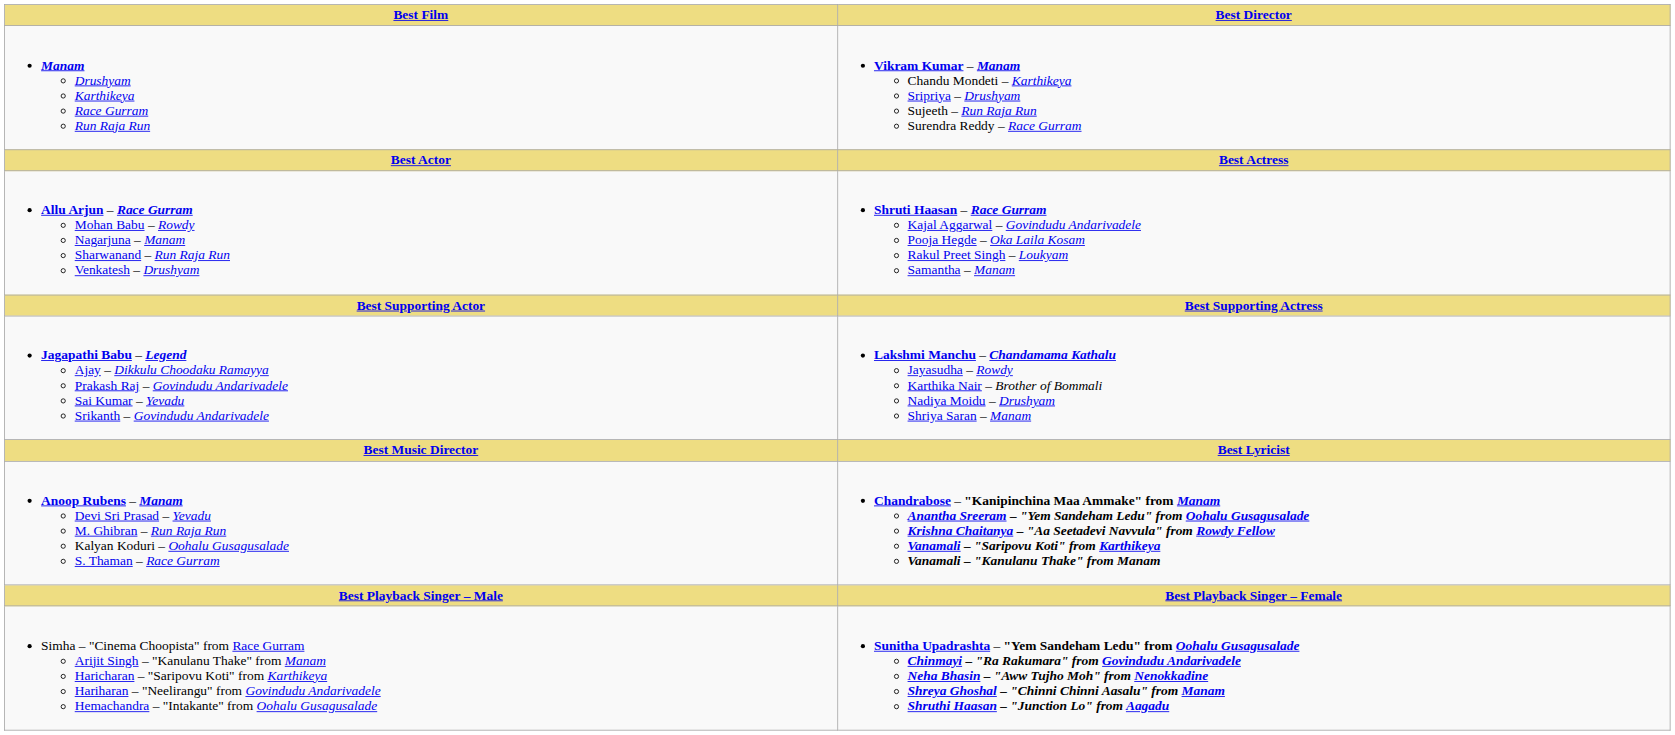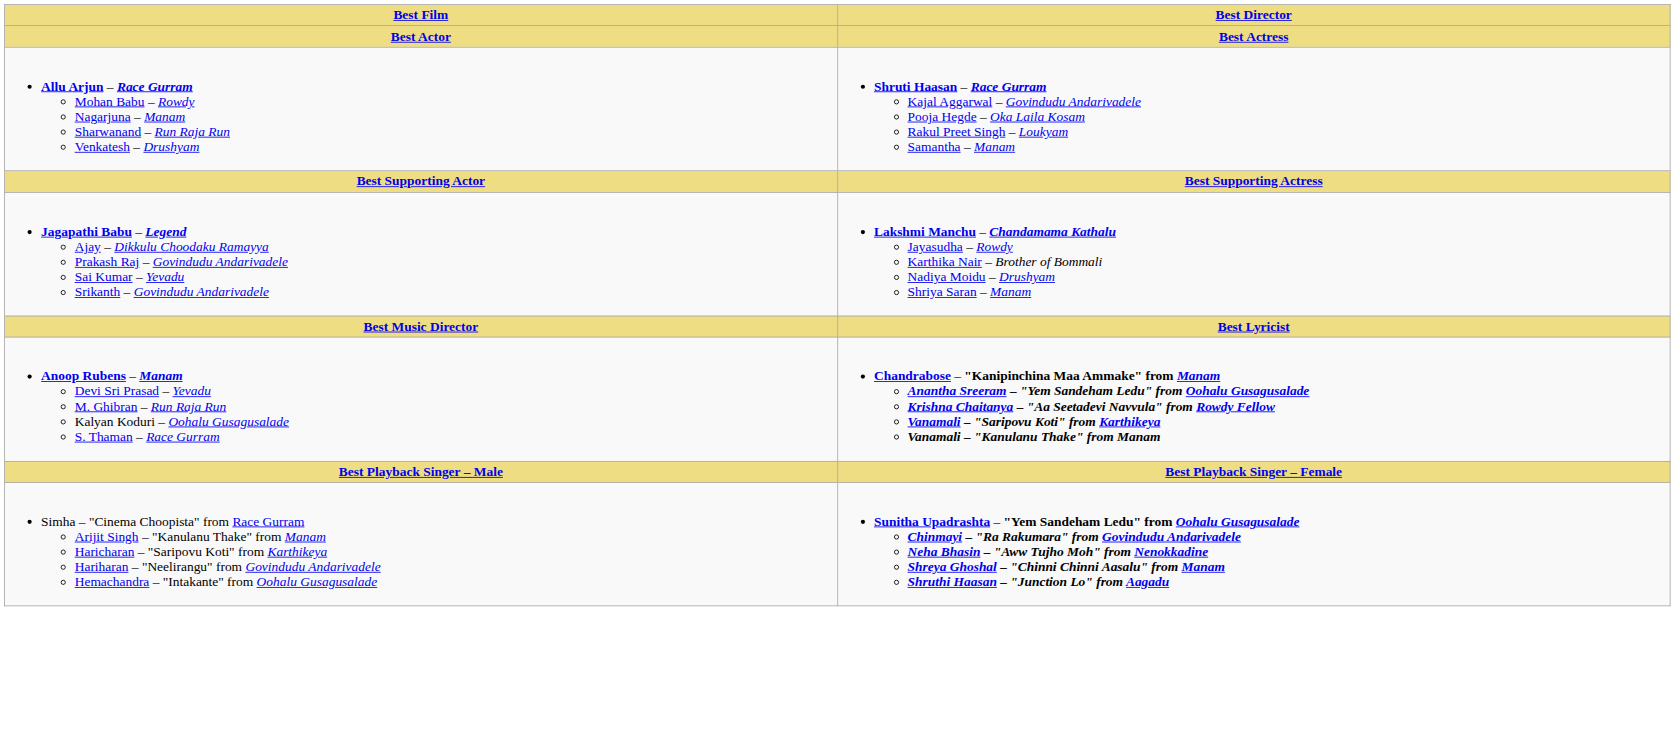- row: (421, 95)
